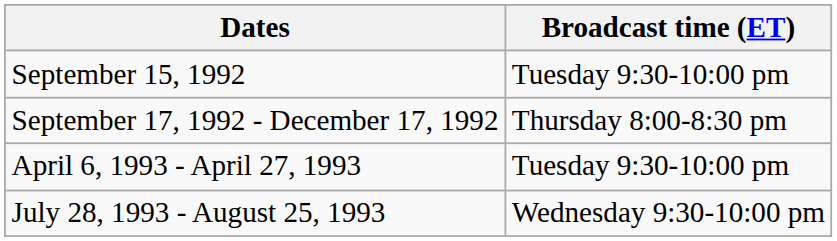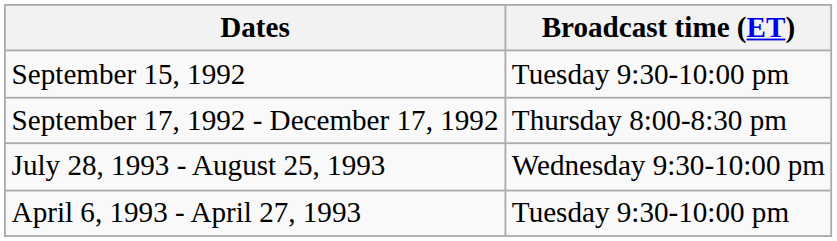rows swapped: (186, 166) <-> (198, 212)
